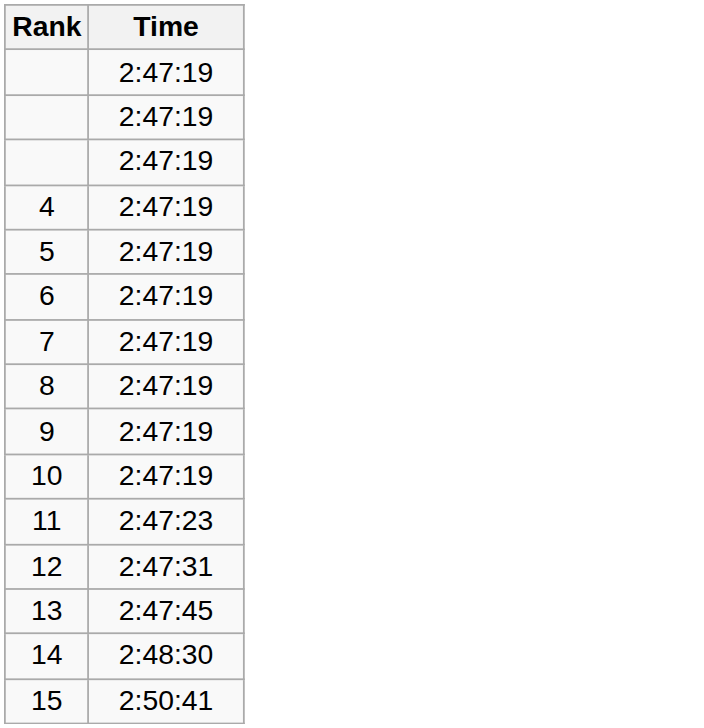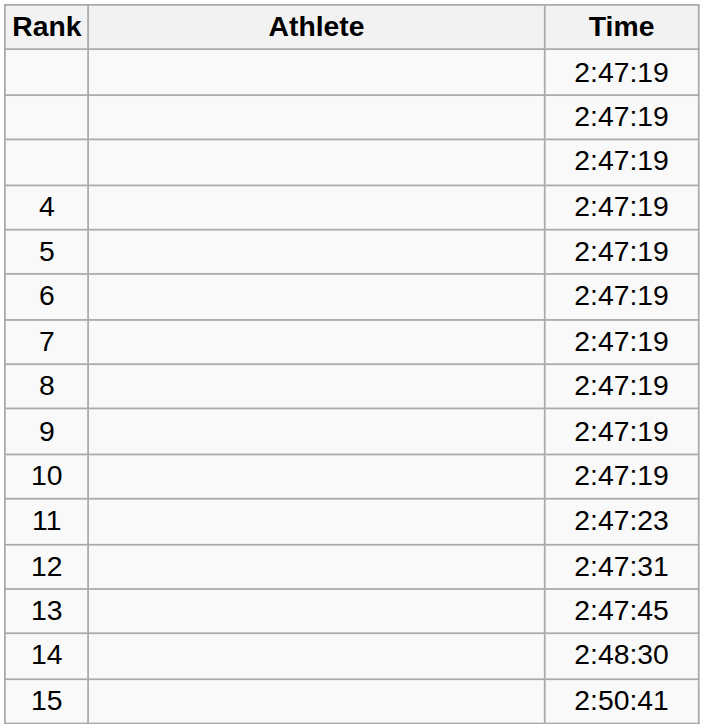+ column: (317, 26)
